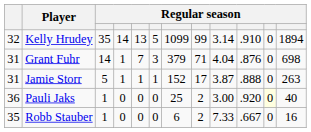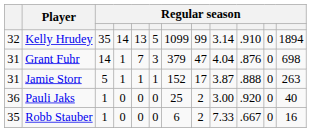(201, 59) 71 -> (201, 59) 47
(270, 98) lightyellow background -> (270, 98) no background
